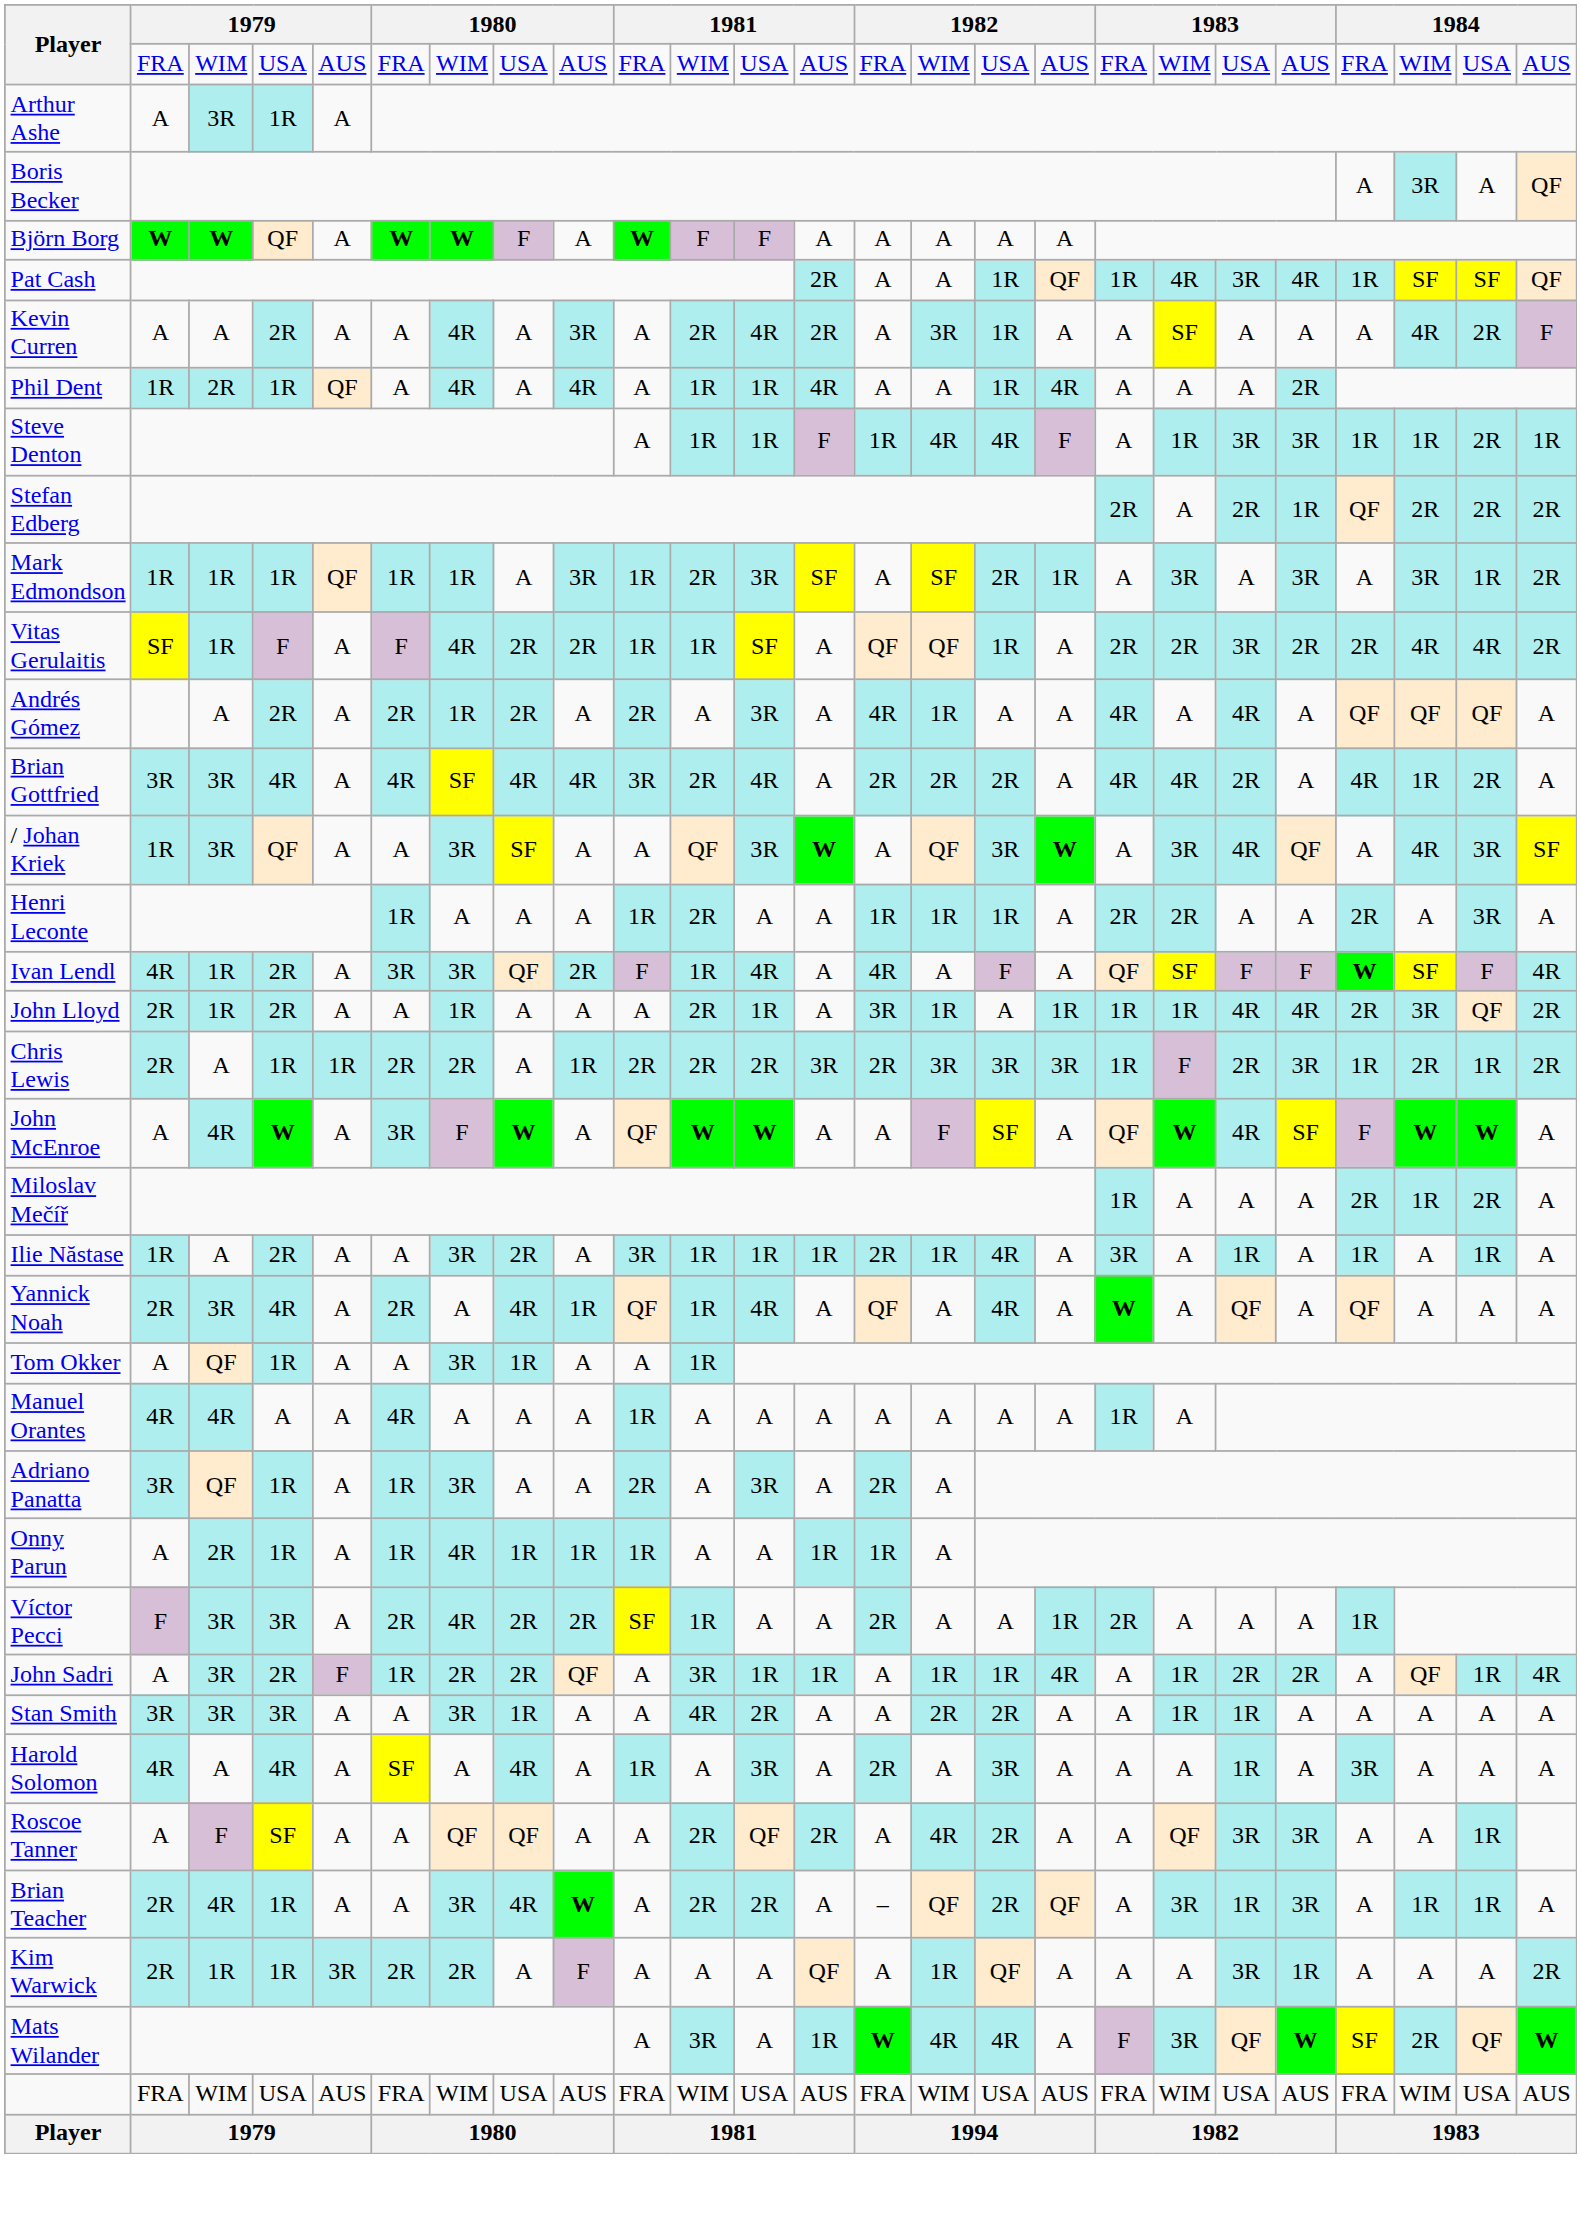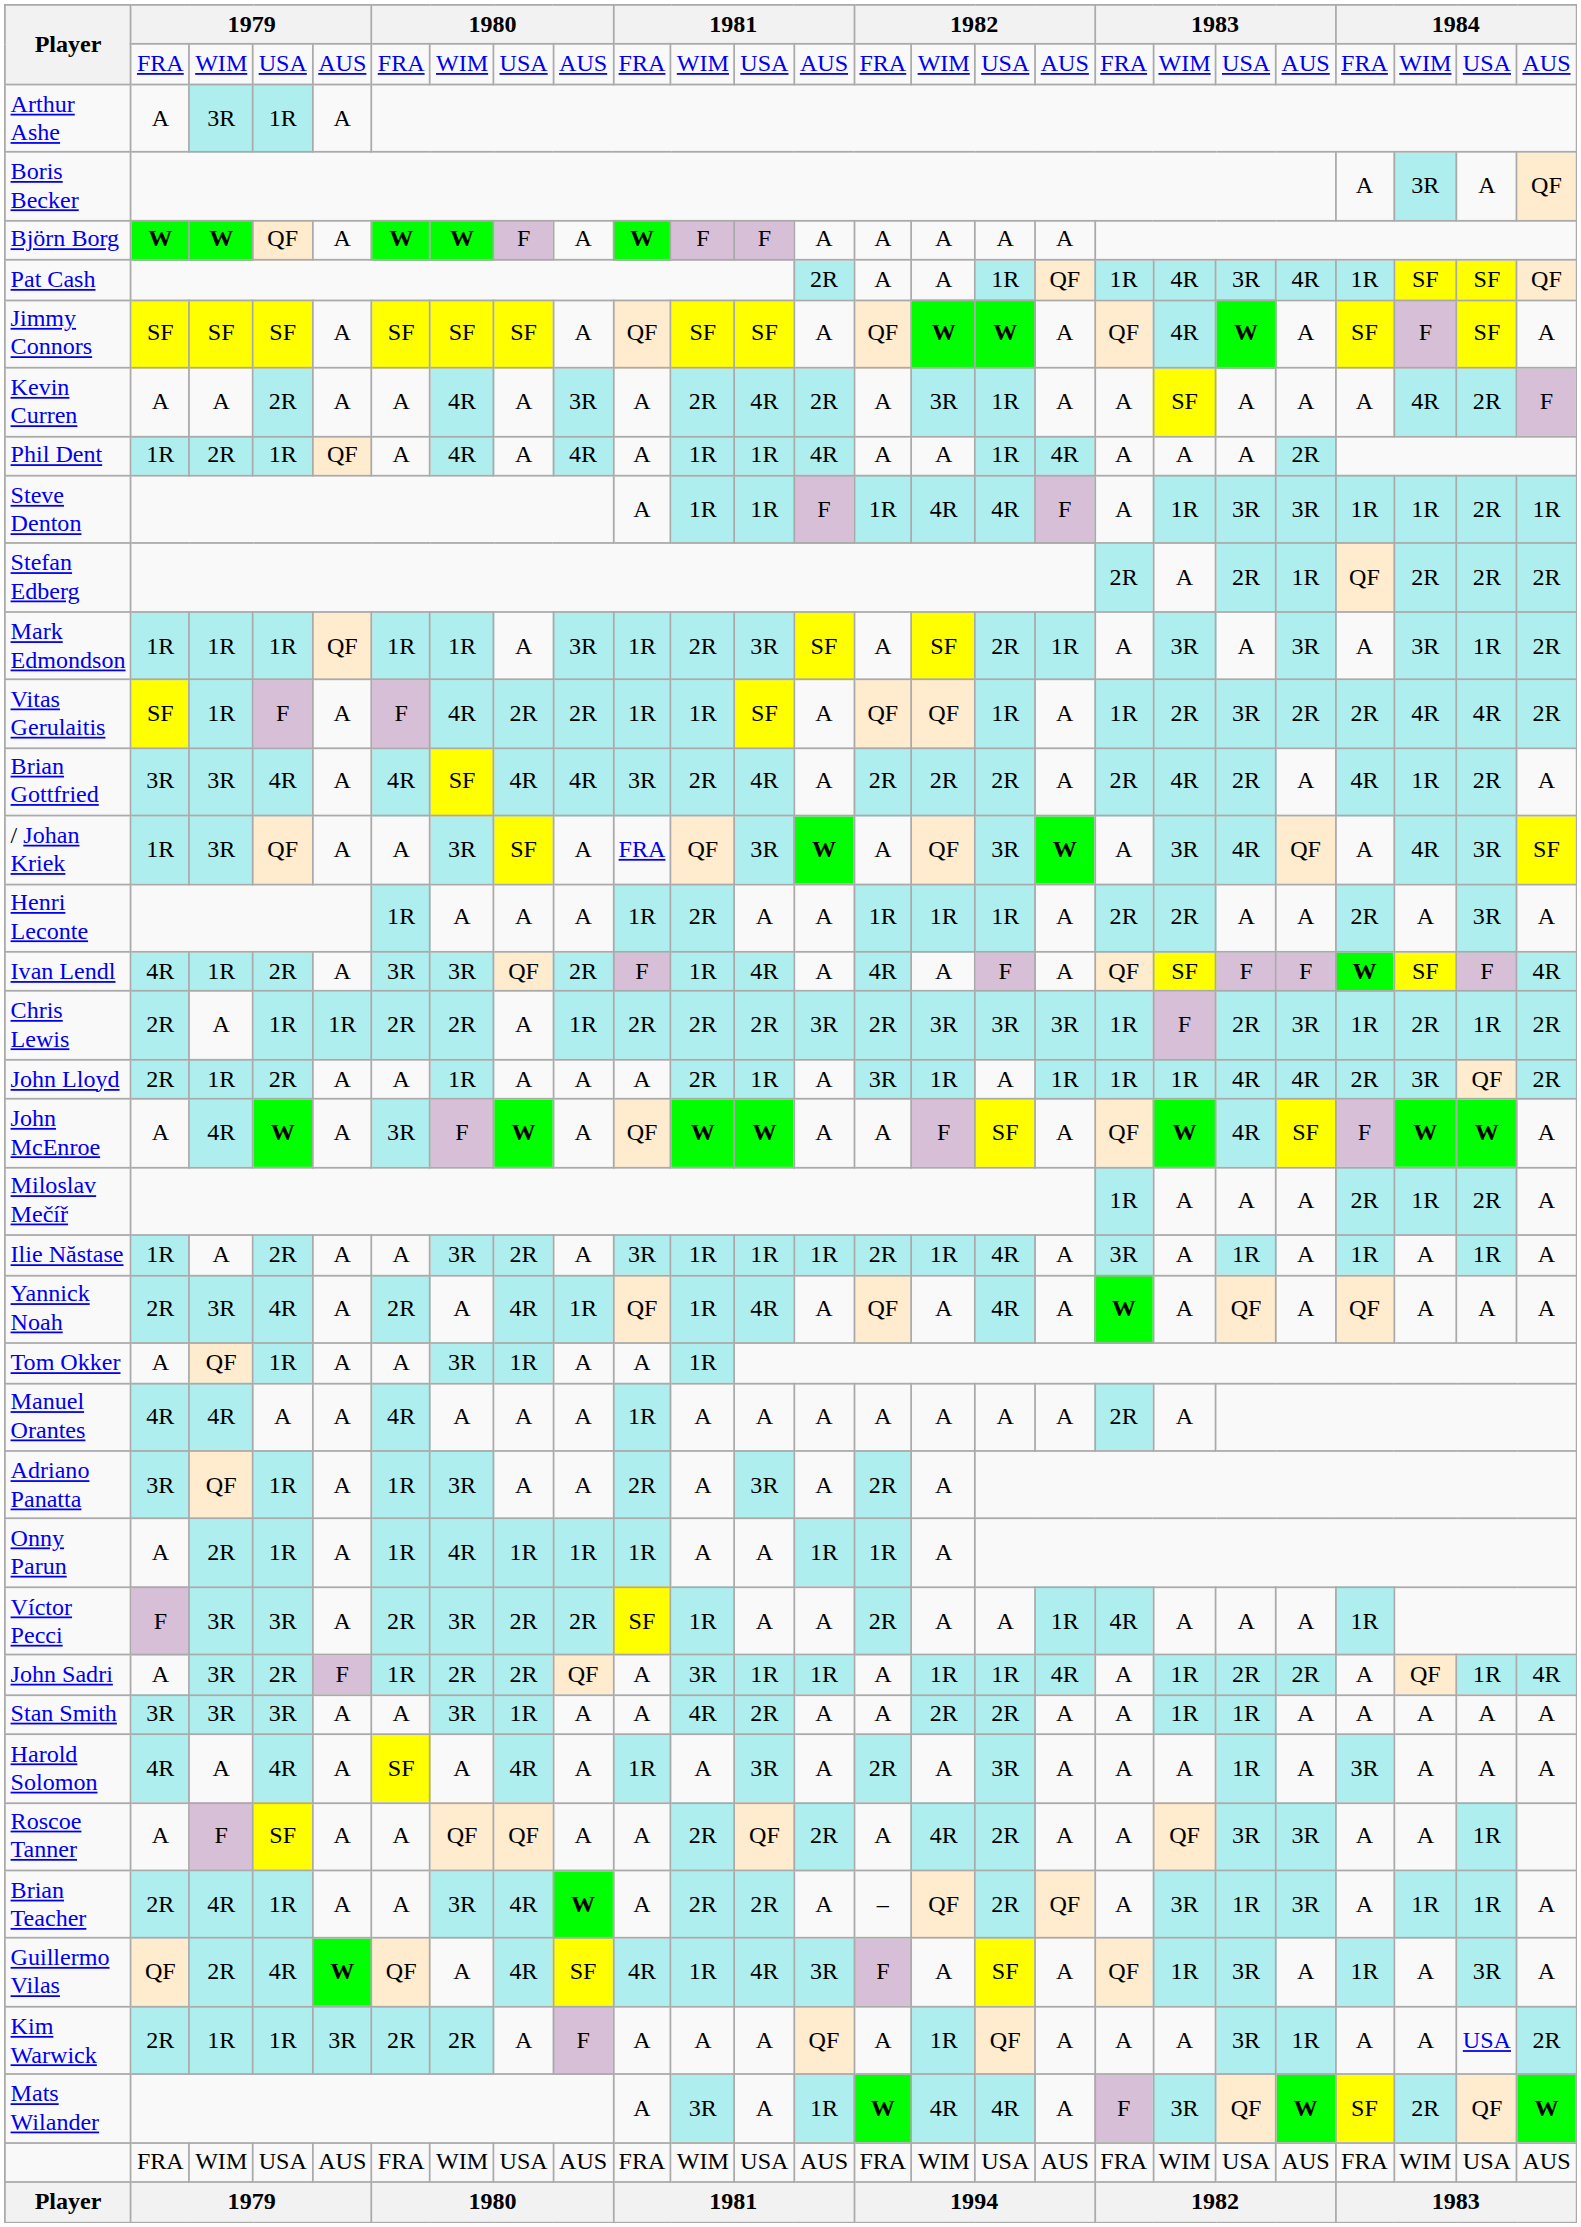+ row: (51, 333)
(1124, 644) 2R -> (1124, 712) 1R
- row: (45, 712)
(1124, 780) 4R -> (1124, 780) 2R
(642, 848) A -> (642, 848) FRA
rows swapped: (40, 1064) <-> (65, 1010)
(1124, 1416) 1R -> (1124, 1416) 2R
(462, 1620) 4R -> (462, 1620) 3R
(1124, 1620) 2R -> (1124, 1620) 4R
+ row: (60, 1971)
(1487, 1971) A -> (1487, 2039) USA
